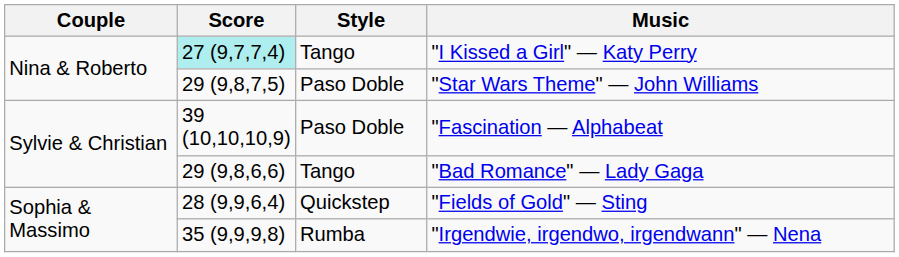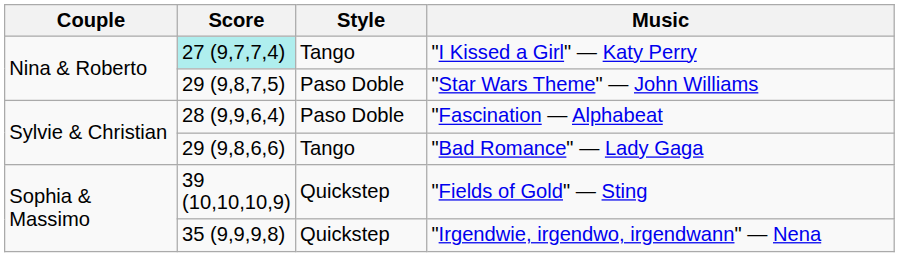(236, 127) 39 (10,10,10,9) -> (234, 116) 28 (9,9,6,4)
(234, 203) 28 (9,9,6,4) -> (236, 191) 39 (10,10,10,9)
(333, 235) Rumba -> (345, 235) Quickstep
